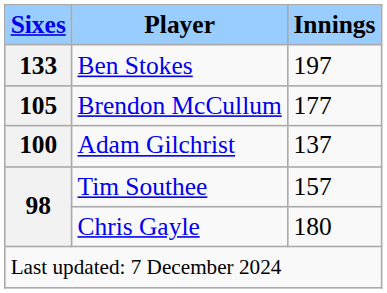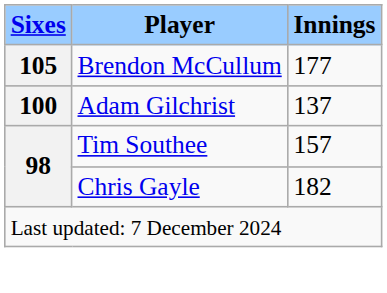- row: (135, 65)
(313, 226) 180 -> (313, 186) 182
